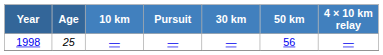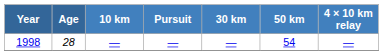(69, 42) 25 -> (69, 42) 28
(289, 42) 56 -> (289, 42) 54
